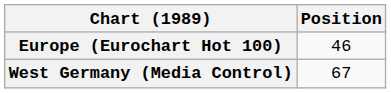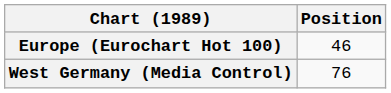(341, 74) 67 -> (341, 74) 76
